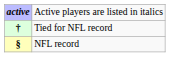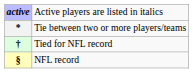+ row: (18, 28)
